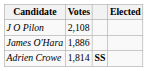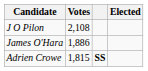(79, 58) 1,814 -> (79, 58) 1,815
